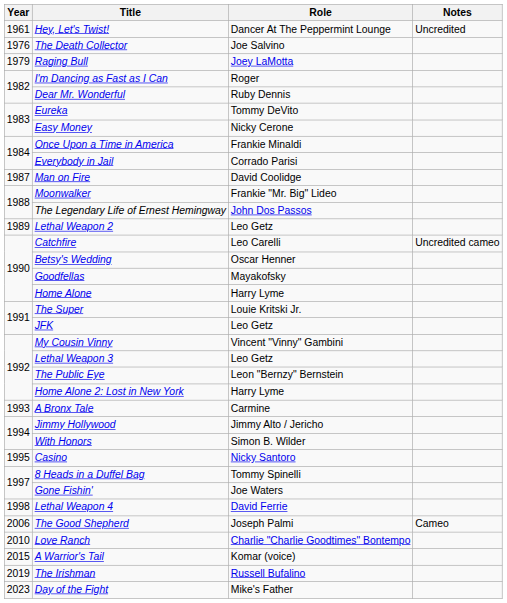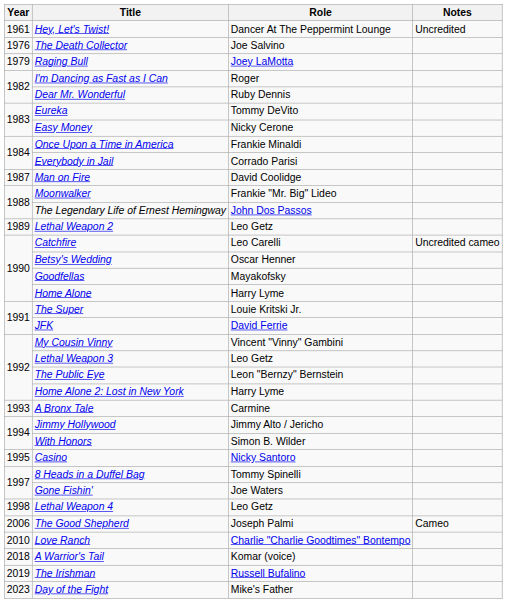(252, 326) Leo Getz -> (259, 326) David Ferrie
(259, 507) David Ferrie -> (252, 507) Leo Getz
(18, 557) 2015 -> (18, 557) 2018
